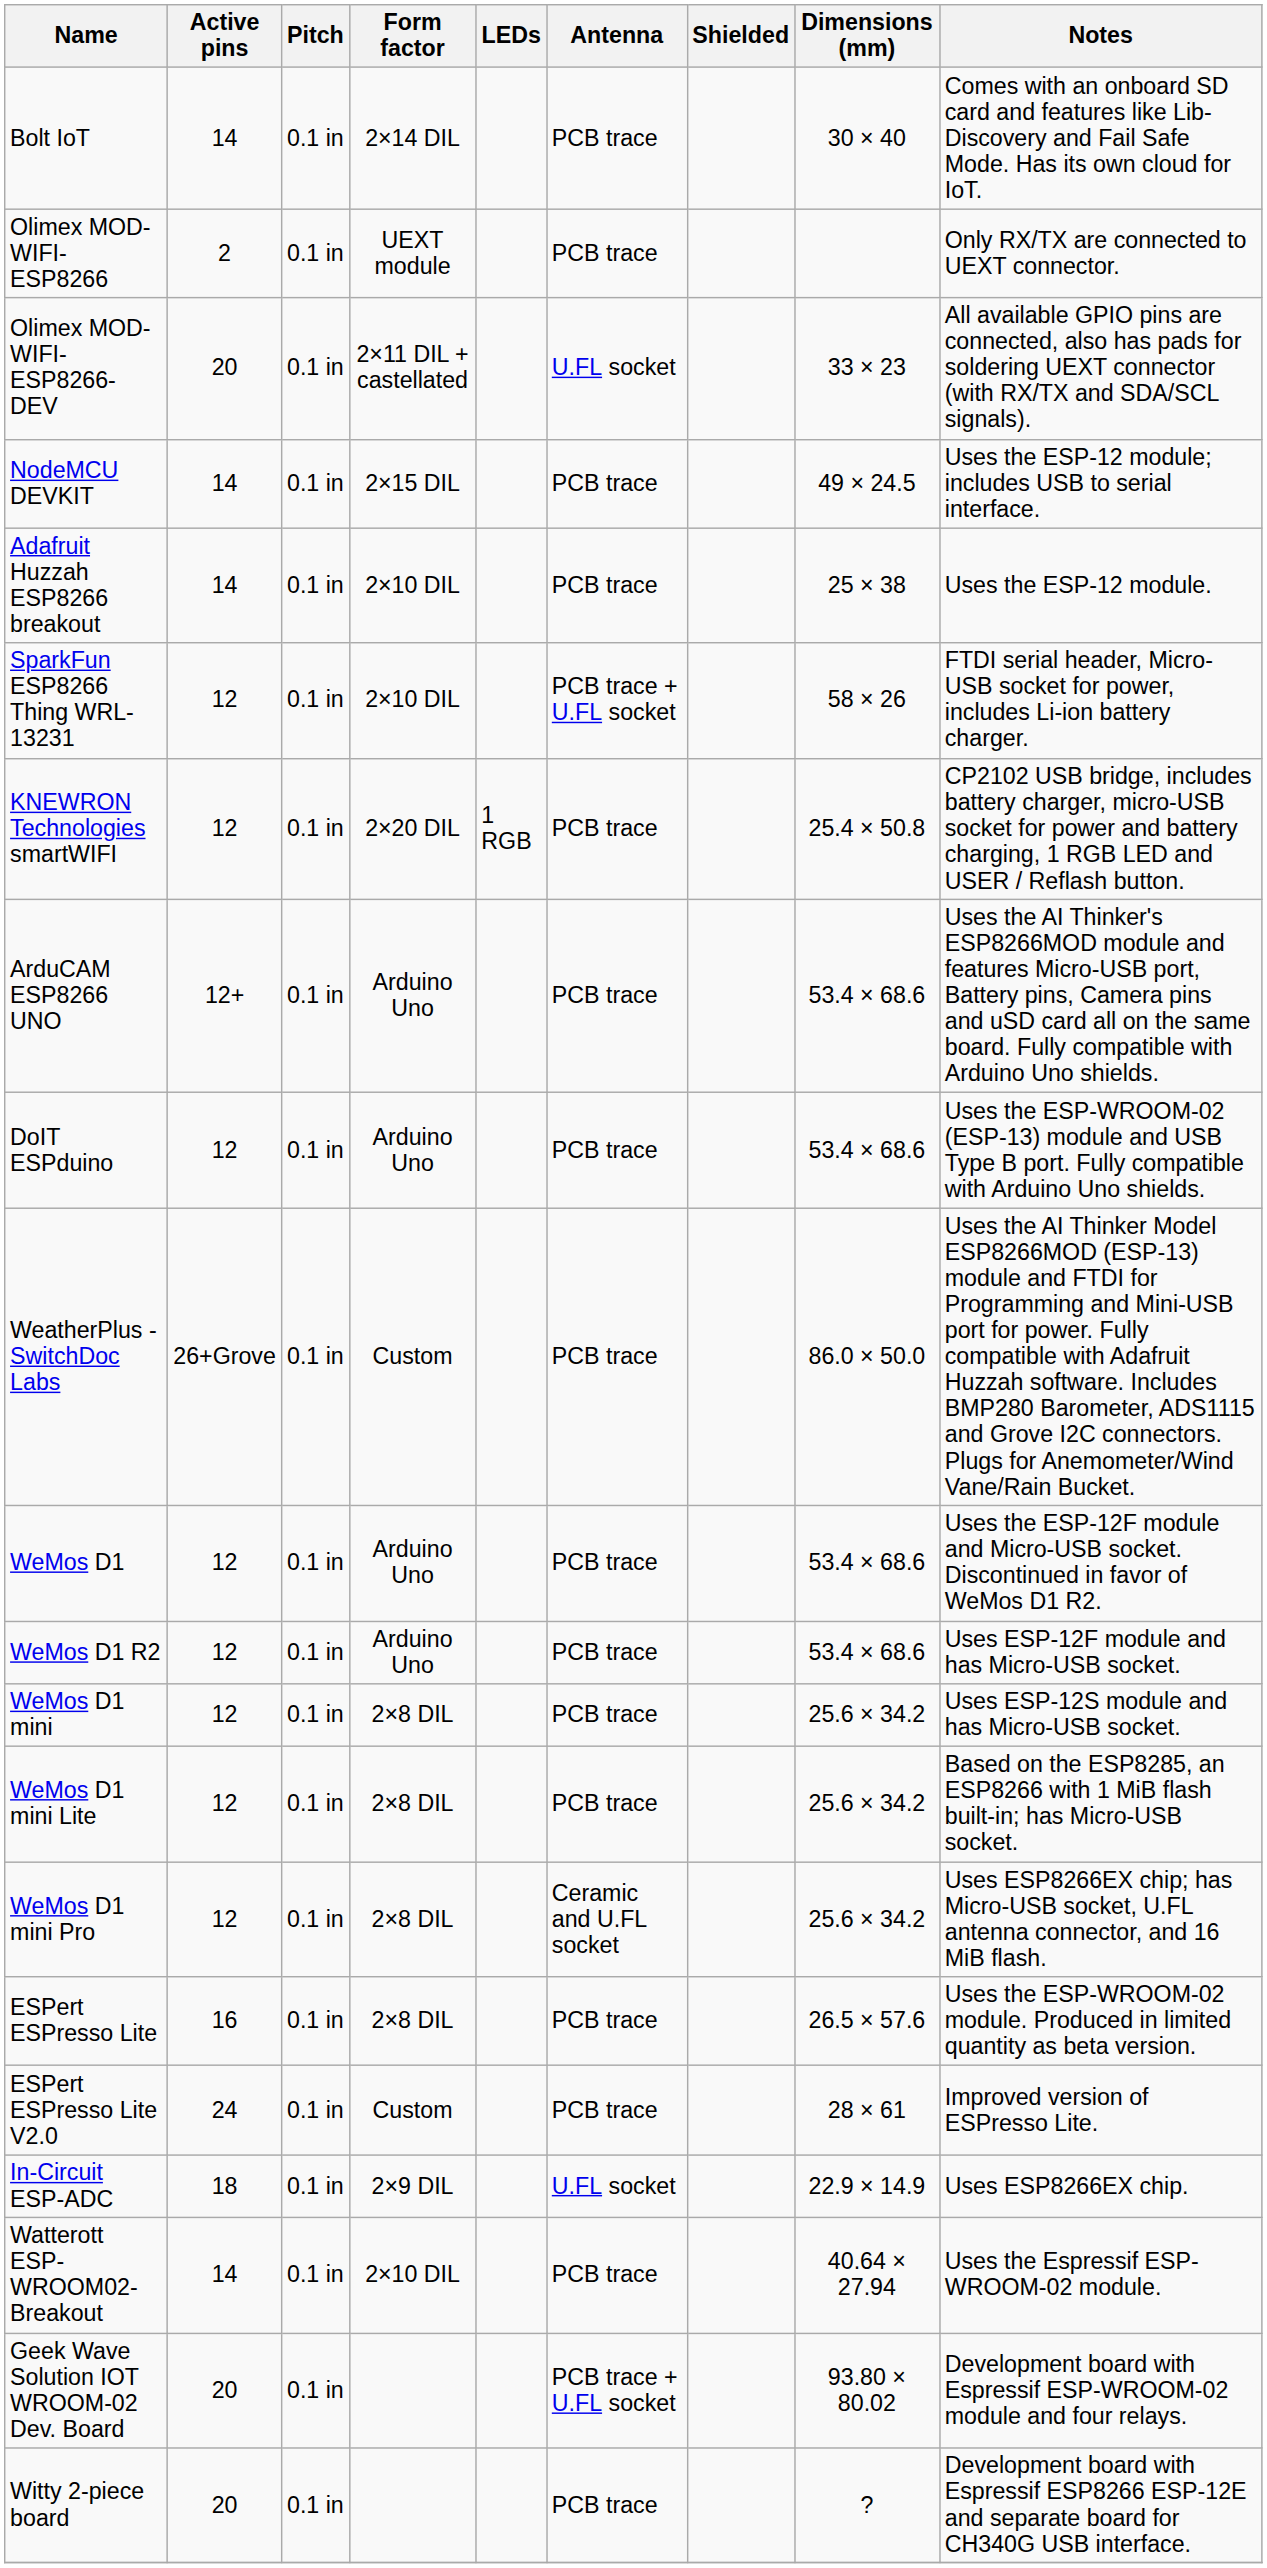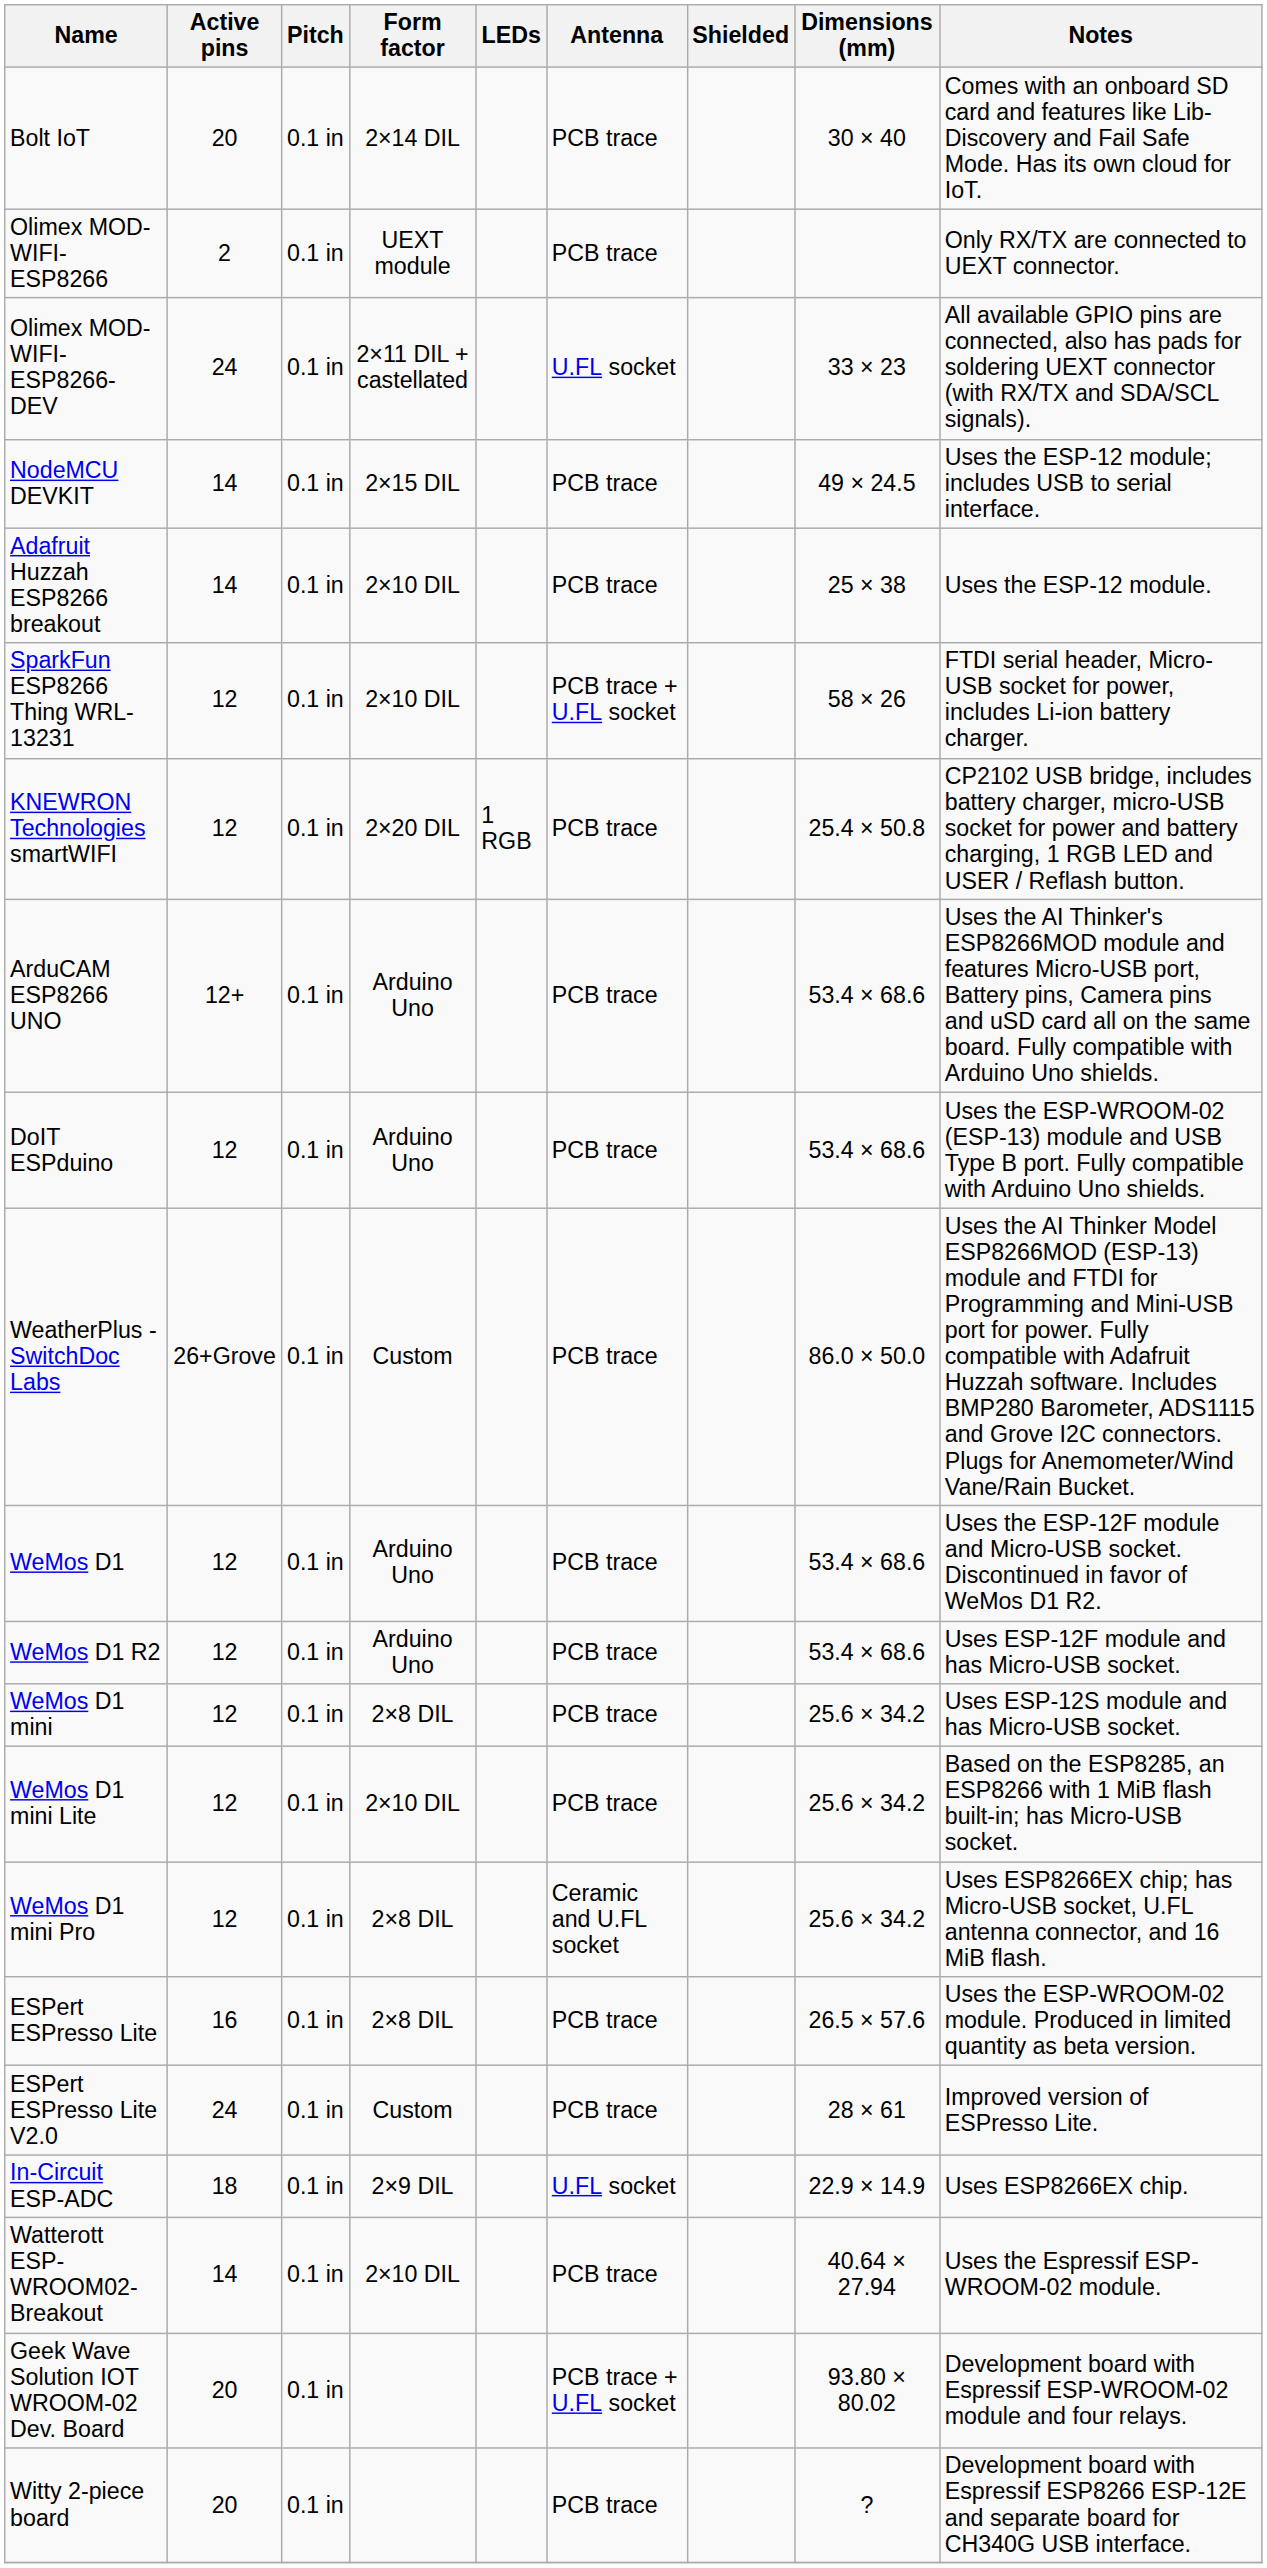(225, 137) 14 -> (225, 137) 20
(225, 368) 20 -> (225, 368) 24
(413, 1803) 2×8 DIL -> (413, 1803) 2×10 DIL
